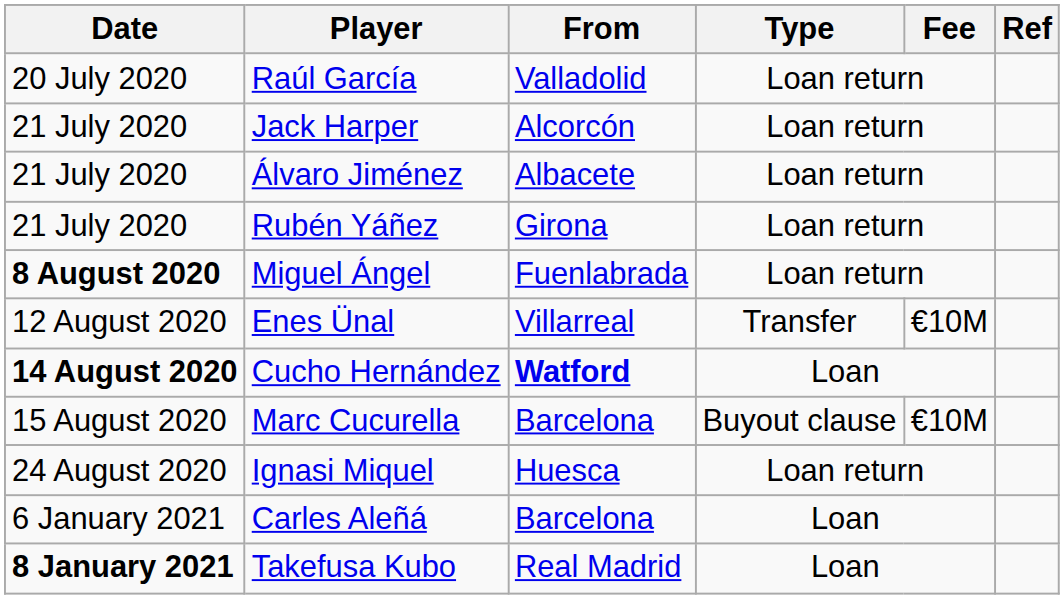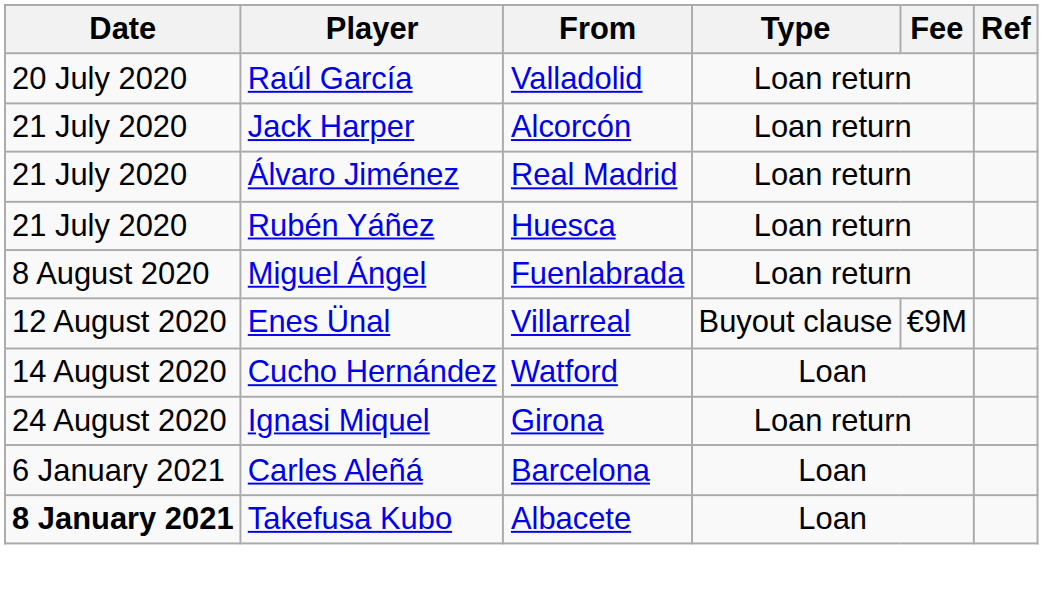(575, 175) Albacete -> (594, 175) Real Madrid
(561, 224) Girona -> (563, 224) Huesca
(116, 273) bold -> (111, 273) normal
(800, 322) Transfer -> (796, 322) Buyout clause
(949, 322) €10M -> (937, 322) €9M
(125, 371) bold -> (119, 371) normal
(573, 371) bold -> (564, 371) normal
- row: (356, 420)
(567, 469) Huesca -> (557, 420) Girona
(598, 567) Real Madrid -> (571, 518) Albacete
